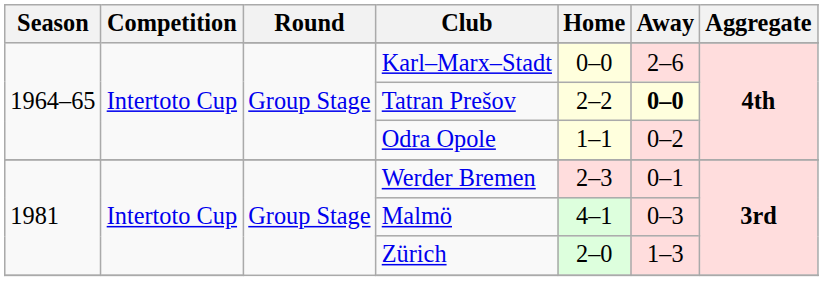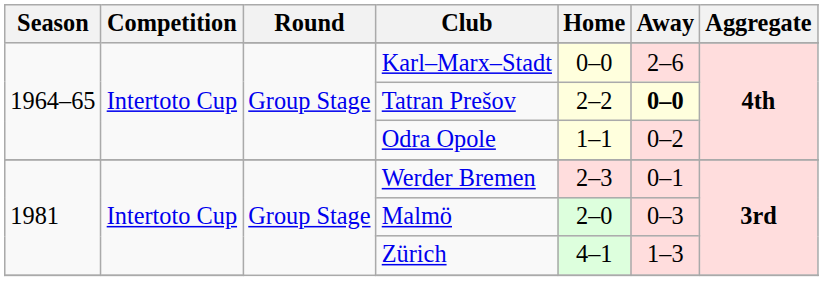(594, 216) 4–1 -> (594, 216) 2–0
(594, 255) 2–0 -> (594, 255) 4–1
